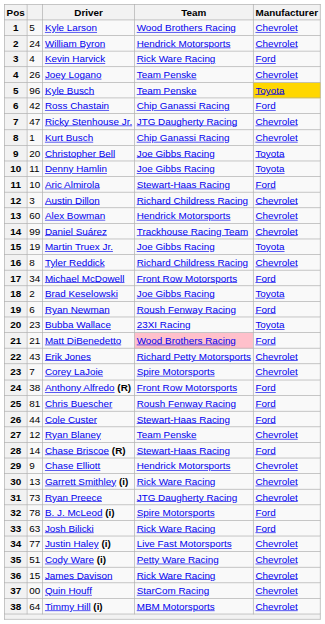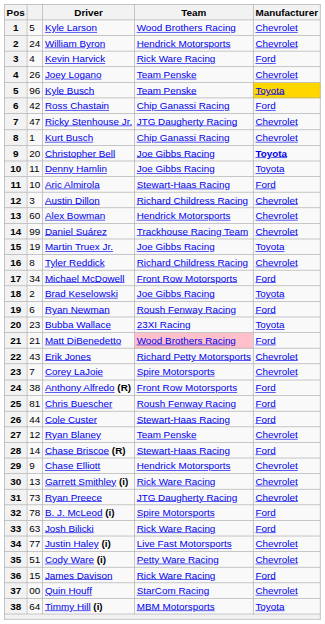(270, 153) normal -> (271, 153) bold
(277, 575) Chevrolet -> (266, 575) Ford
(277, 607) Chevrolet -> (270, 607) Toyota
